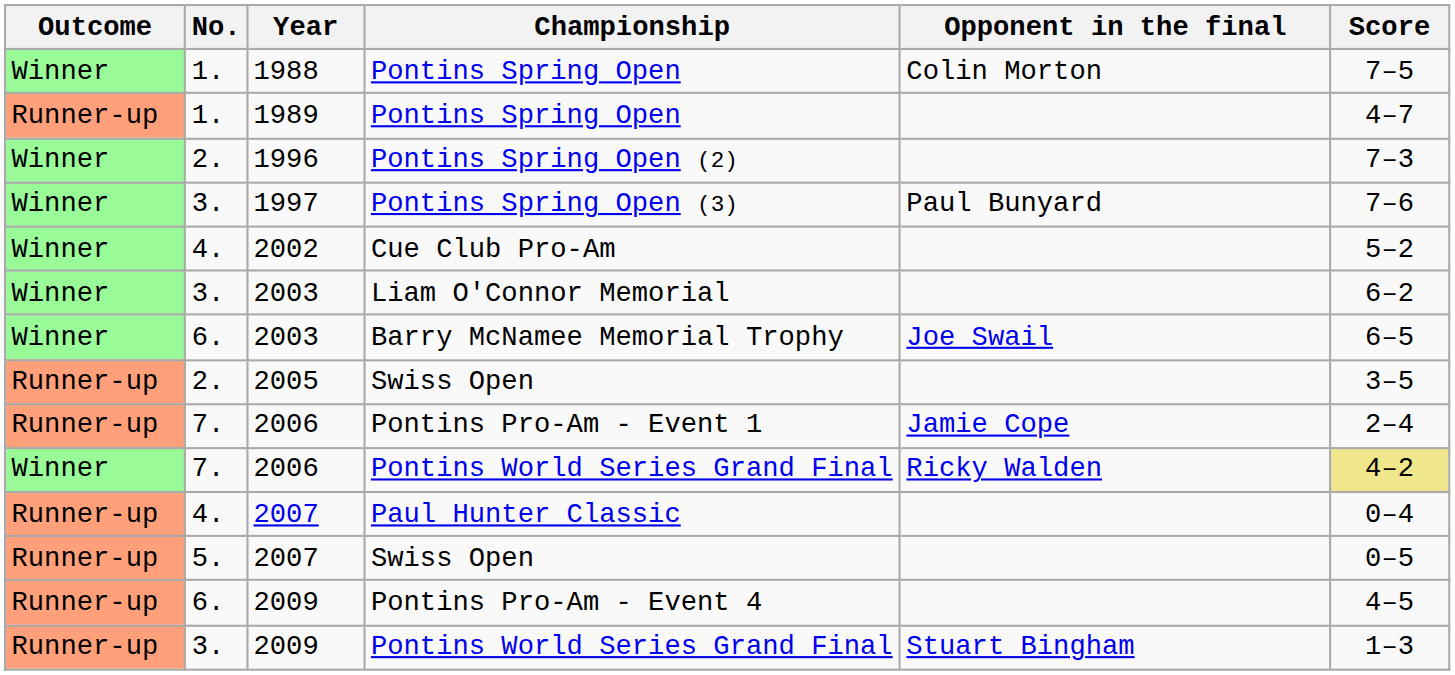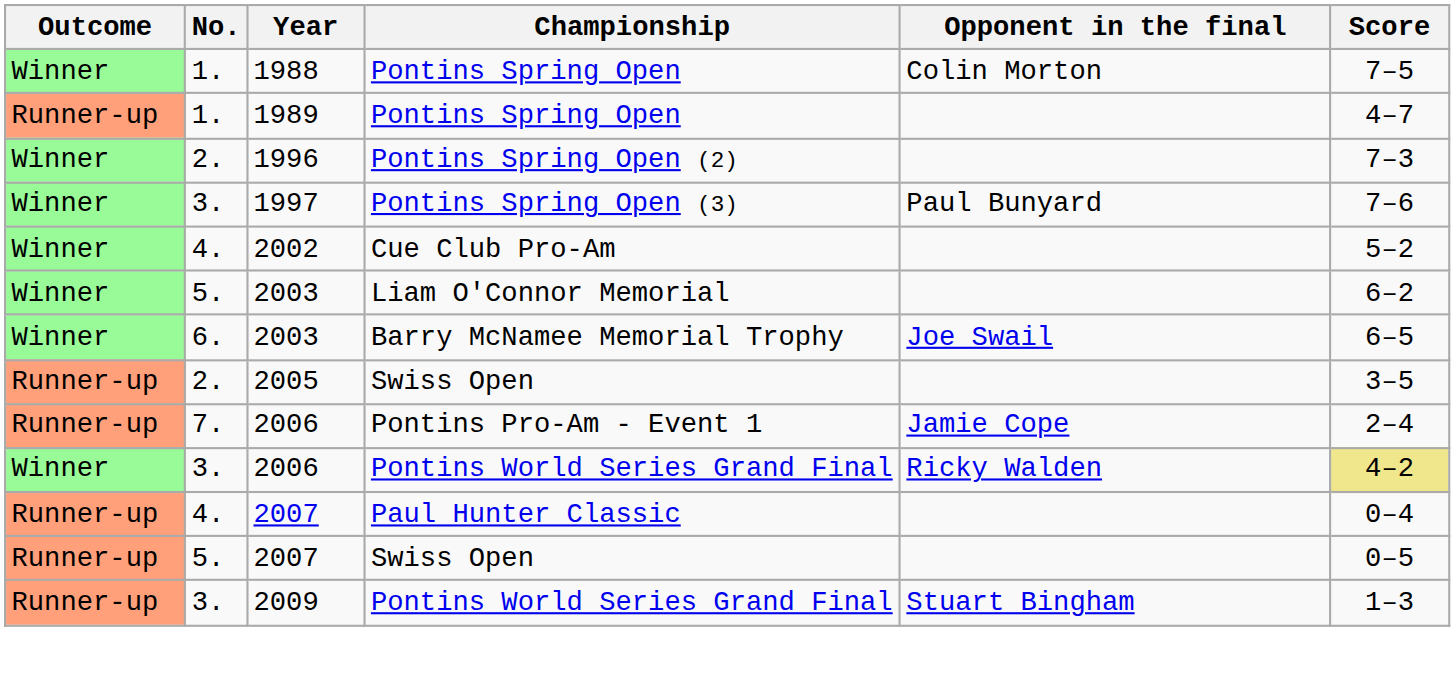(208, 293) 3. -> (208, 293) 5.
(208, 470) 7. -> (208, 470) 3.
- row: (286, 603)
